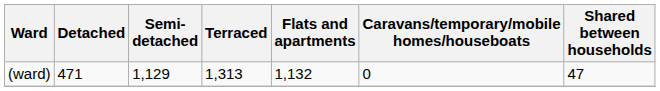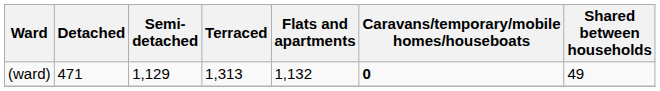(367, 74) normal -> (367, 74) bold
(576, 74) 47 -> (576, 74) 49
